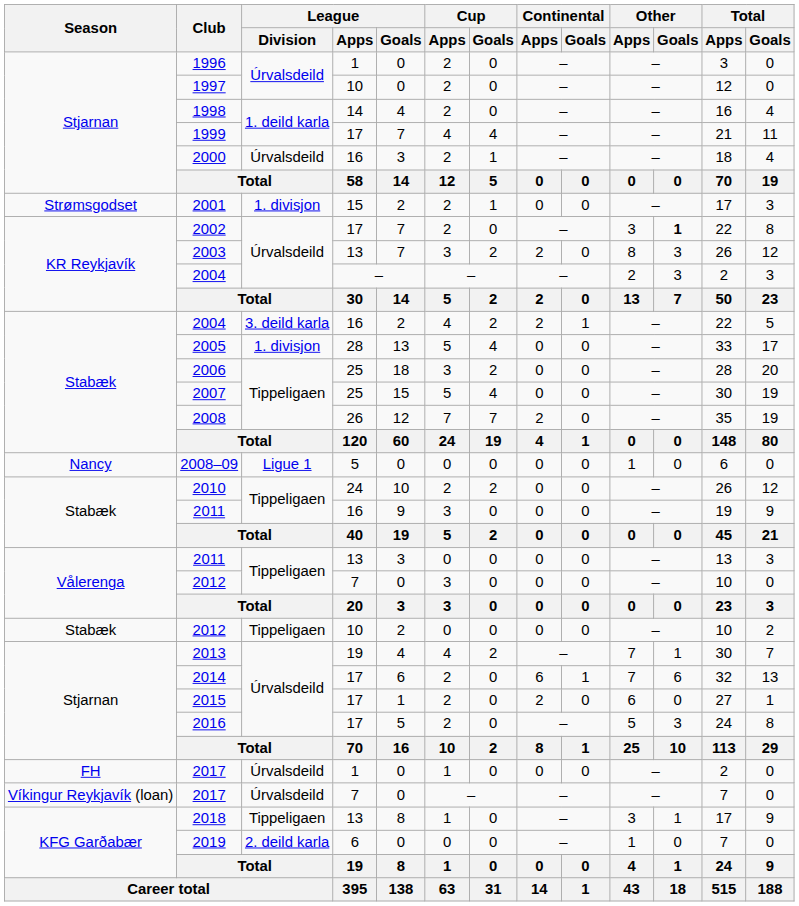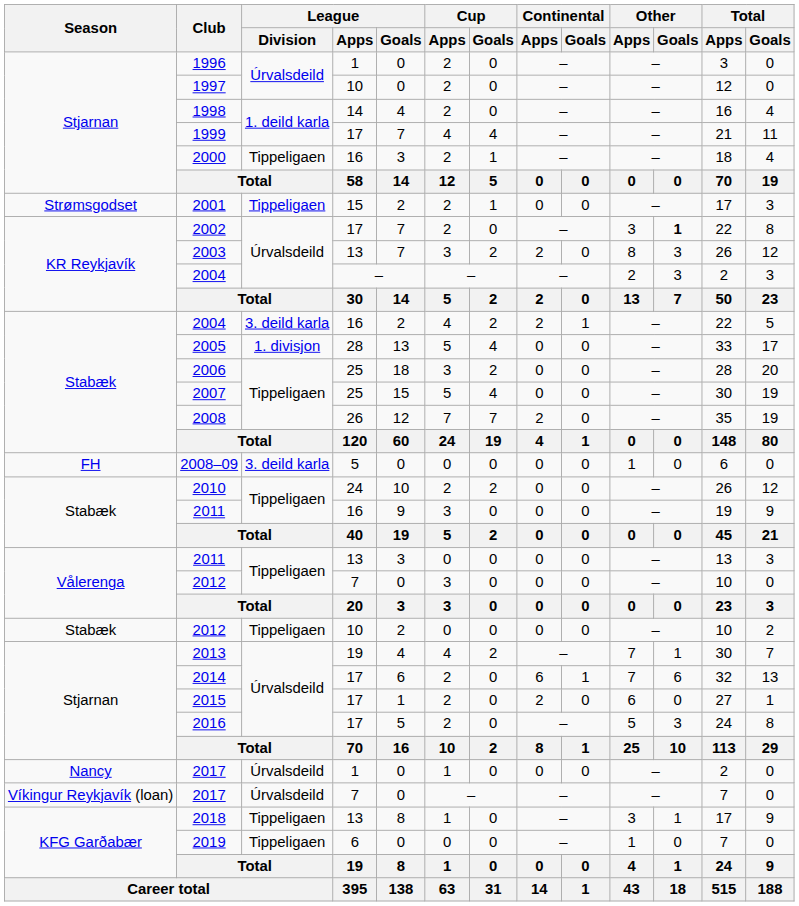(287, 157) Úrvalsdeild -> (287, 157) Tippeligaen
(287, 205) 1. divisjon -> (287, 205) Tippeligaen
(91, 464) Nancy -> (91, 464) FH
(287, 464) Ligue 1 -> (287, 464) 3. deild karla
(91, 771) FH -> (91, 771) Nancy
(287, 842) 2. deild karla -> (287, 842) Tippeligaen
